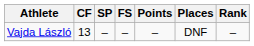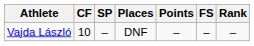columns swapped: (125, 14) <-> (196, 14)
(84, 32) 13 -> (84, 32) 10
